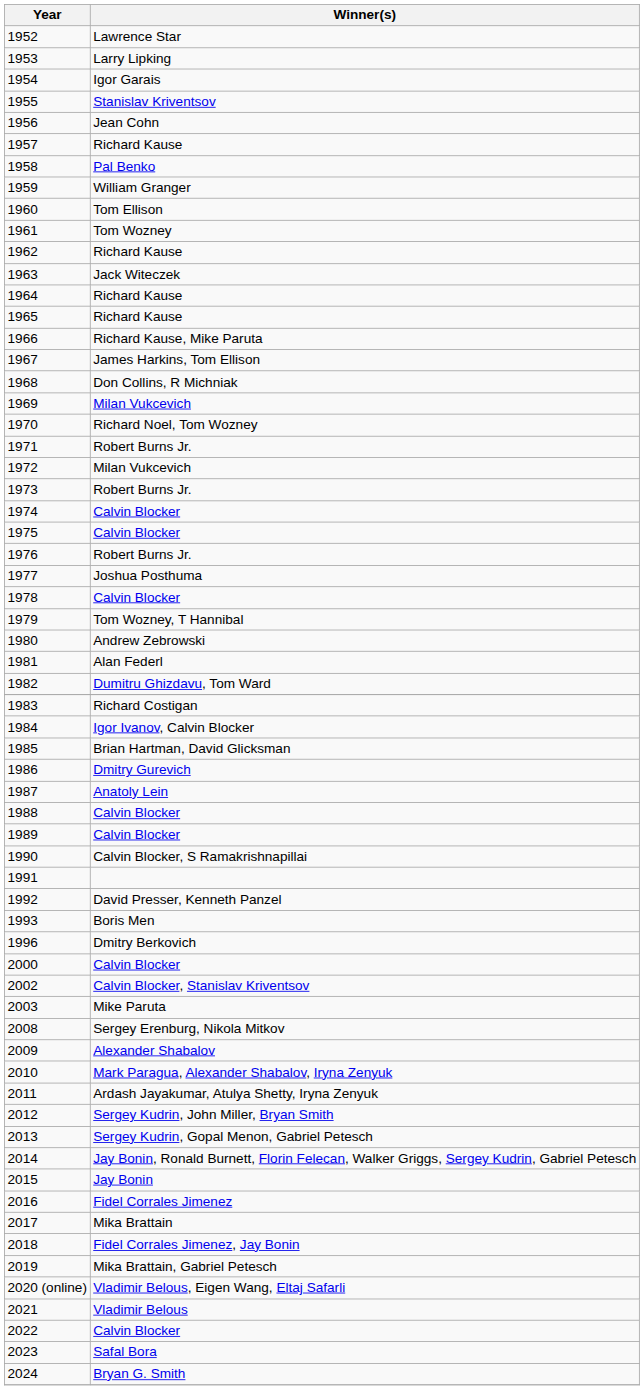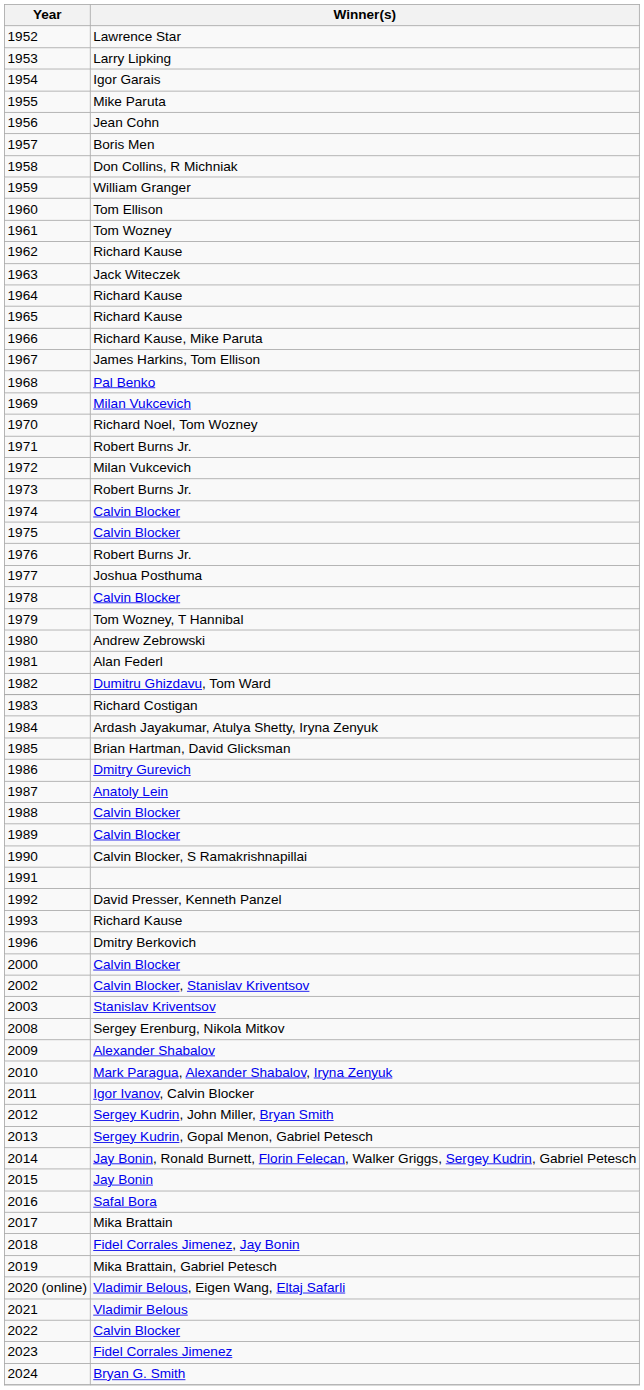(154, 101) Stanislav Kriventsov -> (130, 101) Mike Paruta
(138, 144) Richard Kause -> (124, 144) Boris Men
(124, 166) Pal Benko -> (165, 166) Don Collins, R Michniak
(165, 381) Don Collins, R Michniak -> (124, 381) Pal Benko
(174, 727) Igor Ivanov, Calvin Blocker -> (236, 727) Ardash Jayakumar, Atulya Shetty, Iryna Zenyuk
(124, 921) Boris Men -> (138, 921) Richard Kause
(130, 1007) Mike Paruta -> (154, 1007) Stanislav Kriventsov
(236, 1093) Ardash Jayakumar, Atulya Shetty, Iryna Zenyuk -> (174, 1093) Igor Ivanov, Calvin Blocker
(163, 1201) Fidel Corrales Jimenez -> (125, 1201) Safal Bora
(125, 1352) Safal Bora -> (163, 1352) Fidel Corrales Jimenez
